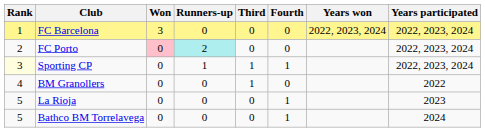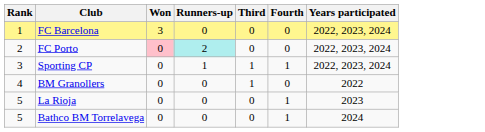- column: (347, 13)
(20, 65) lightyellow background -> (20, 65) no background
